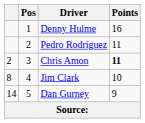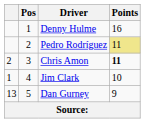(116, 45) no background -> (116, 45) khaki background
(9, 77) 8 -> (9, 77) 1
(12, 94) 14 -> (12, 94) 13
